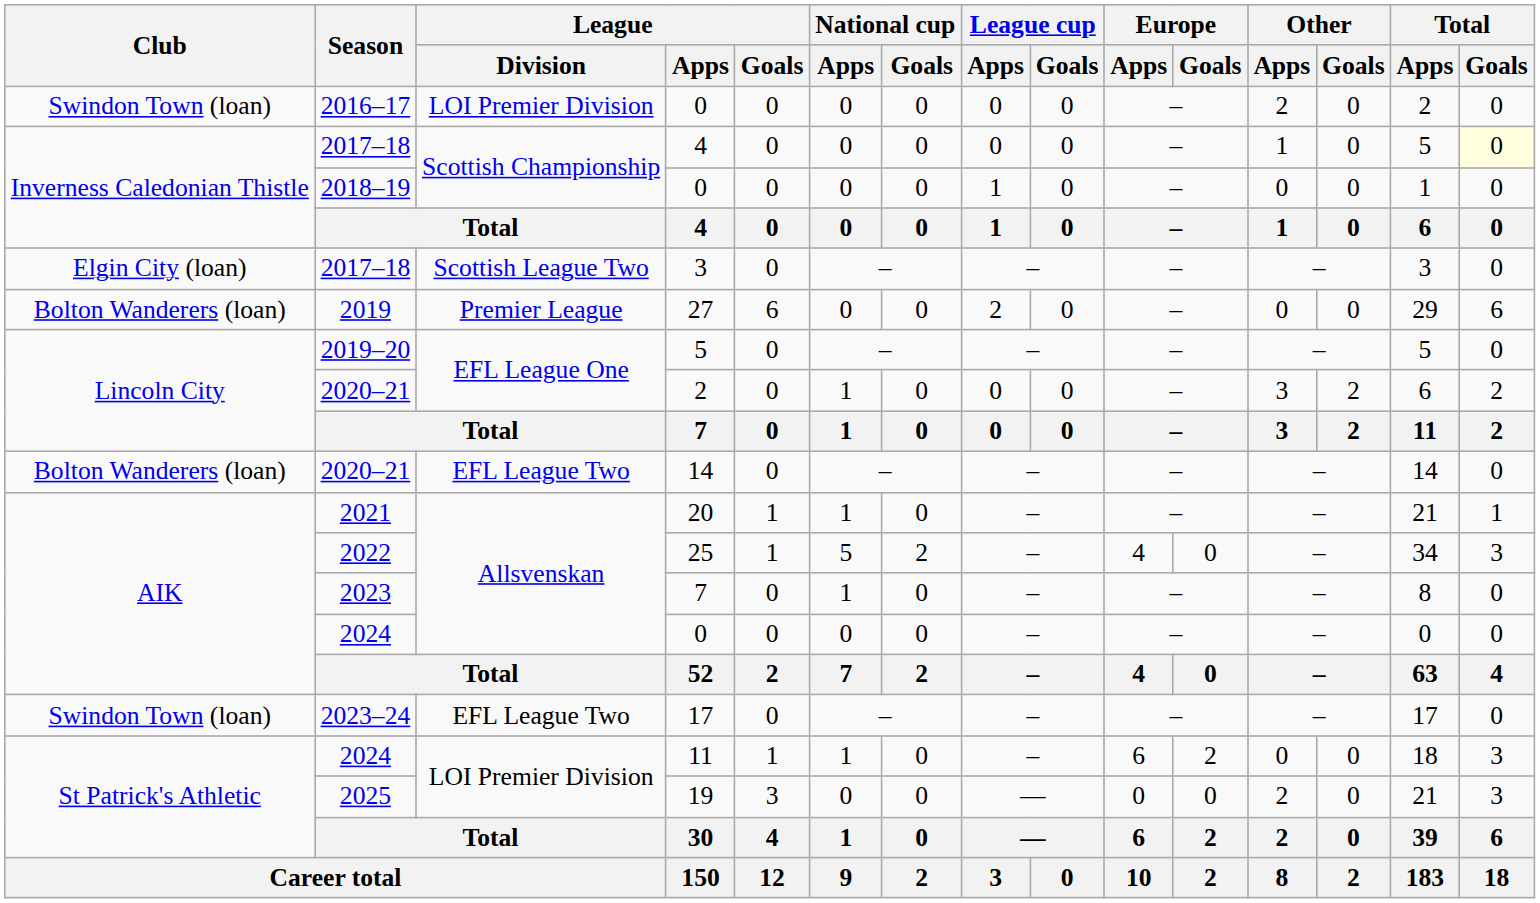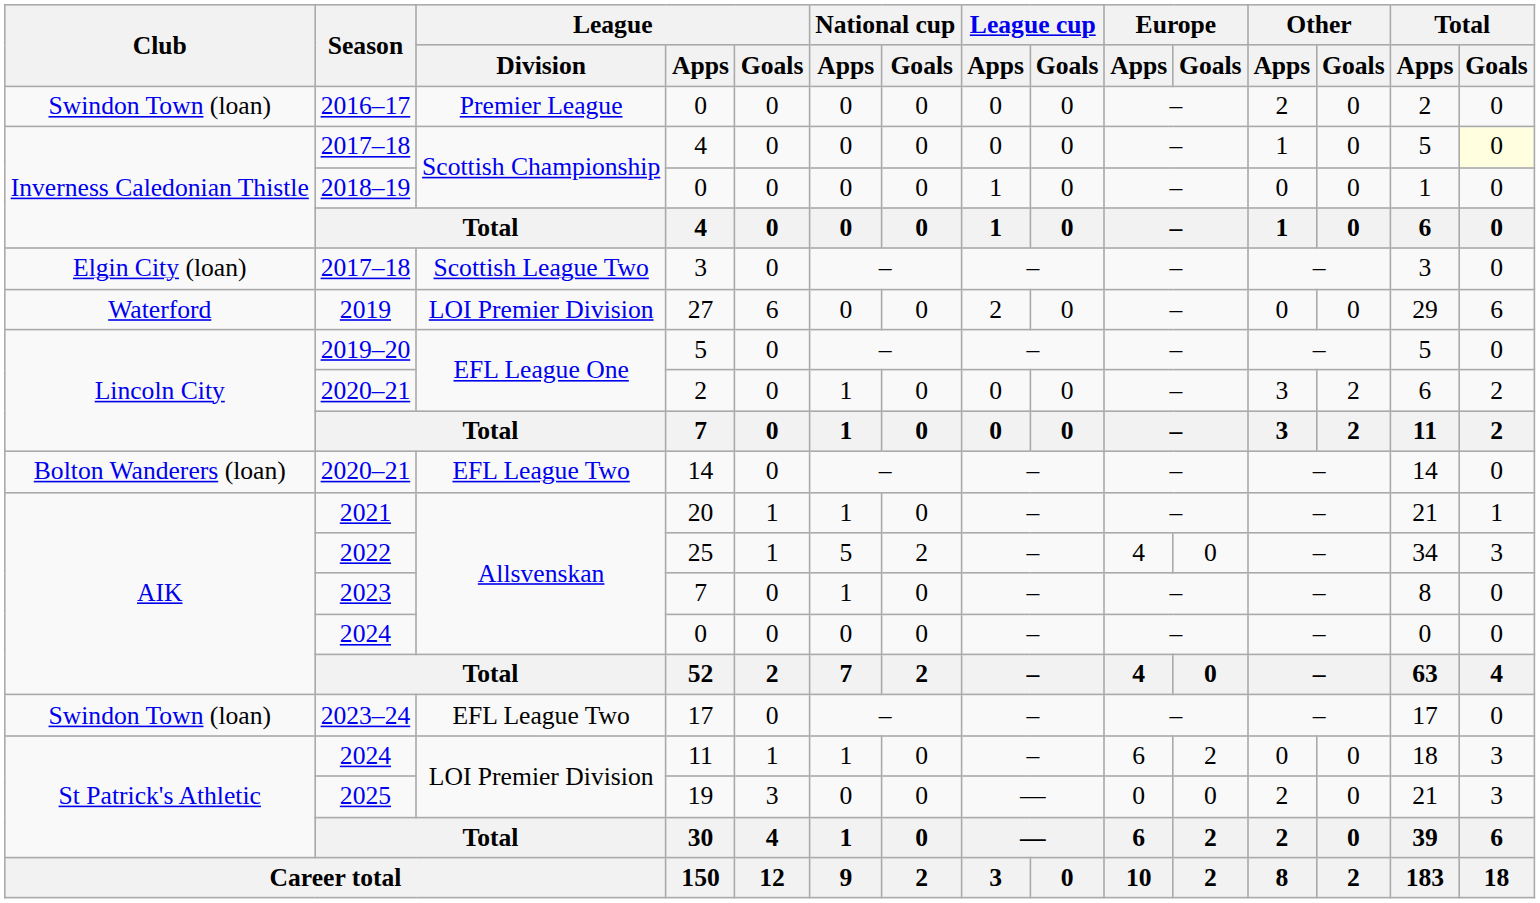(541, 106) LOI Premier Division -> (541, 106) Premier League
(160, 308) Bolton Wanderers (loan) -> (160, 308) Waterford
(541, 308) Premier League -> (541, 308) LOI Premier Division
